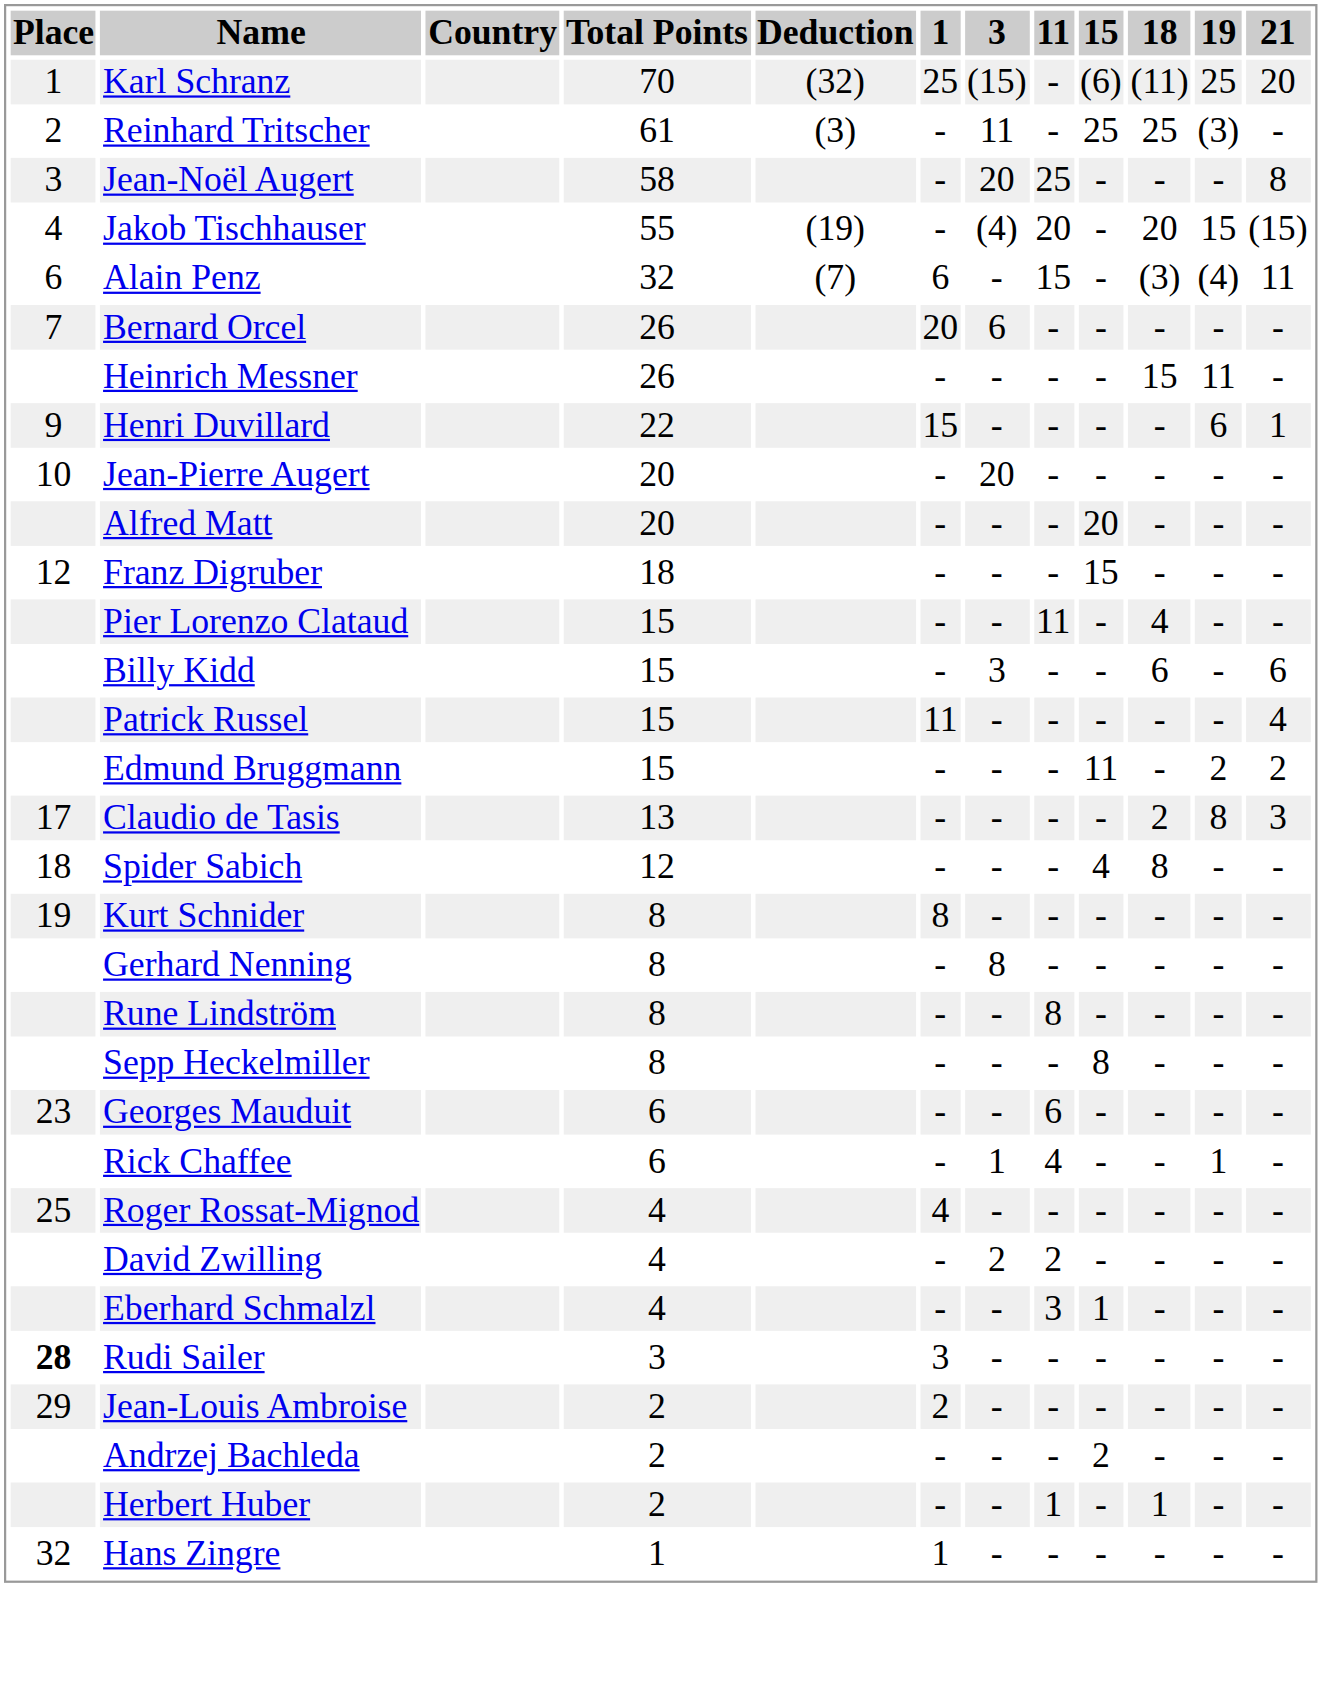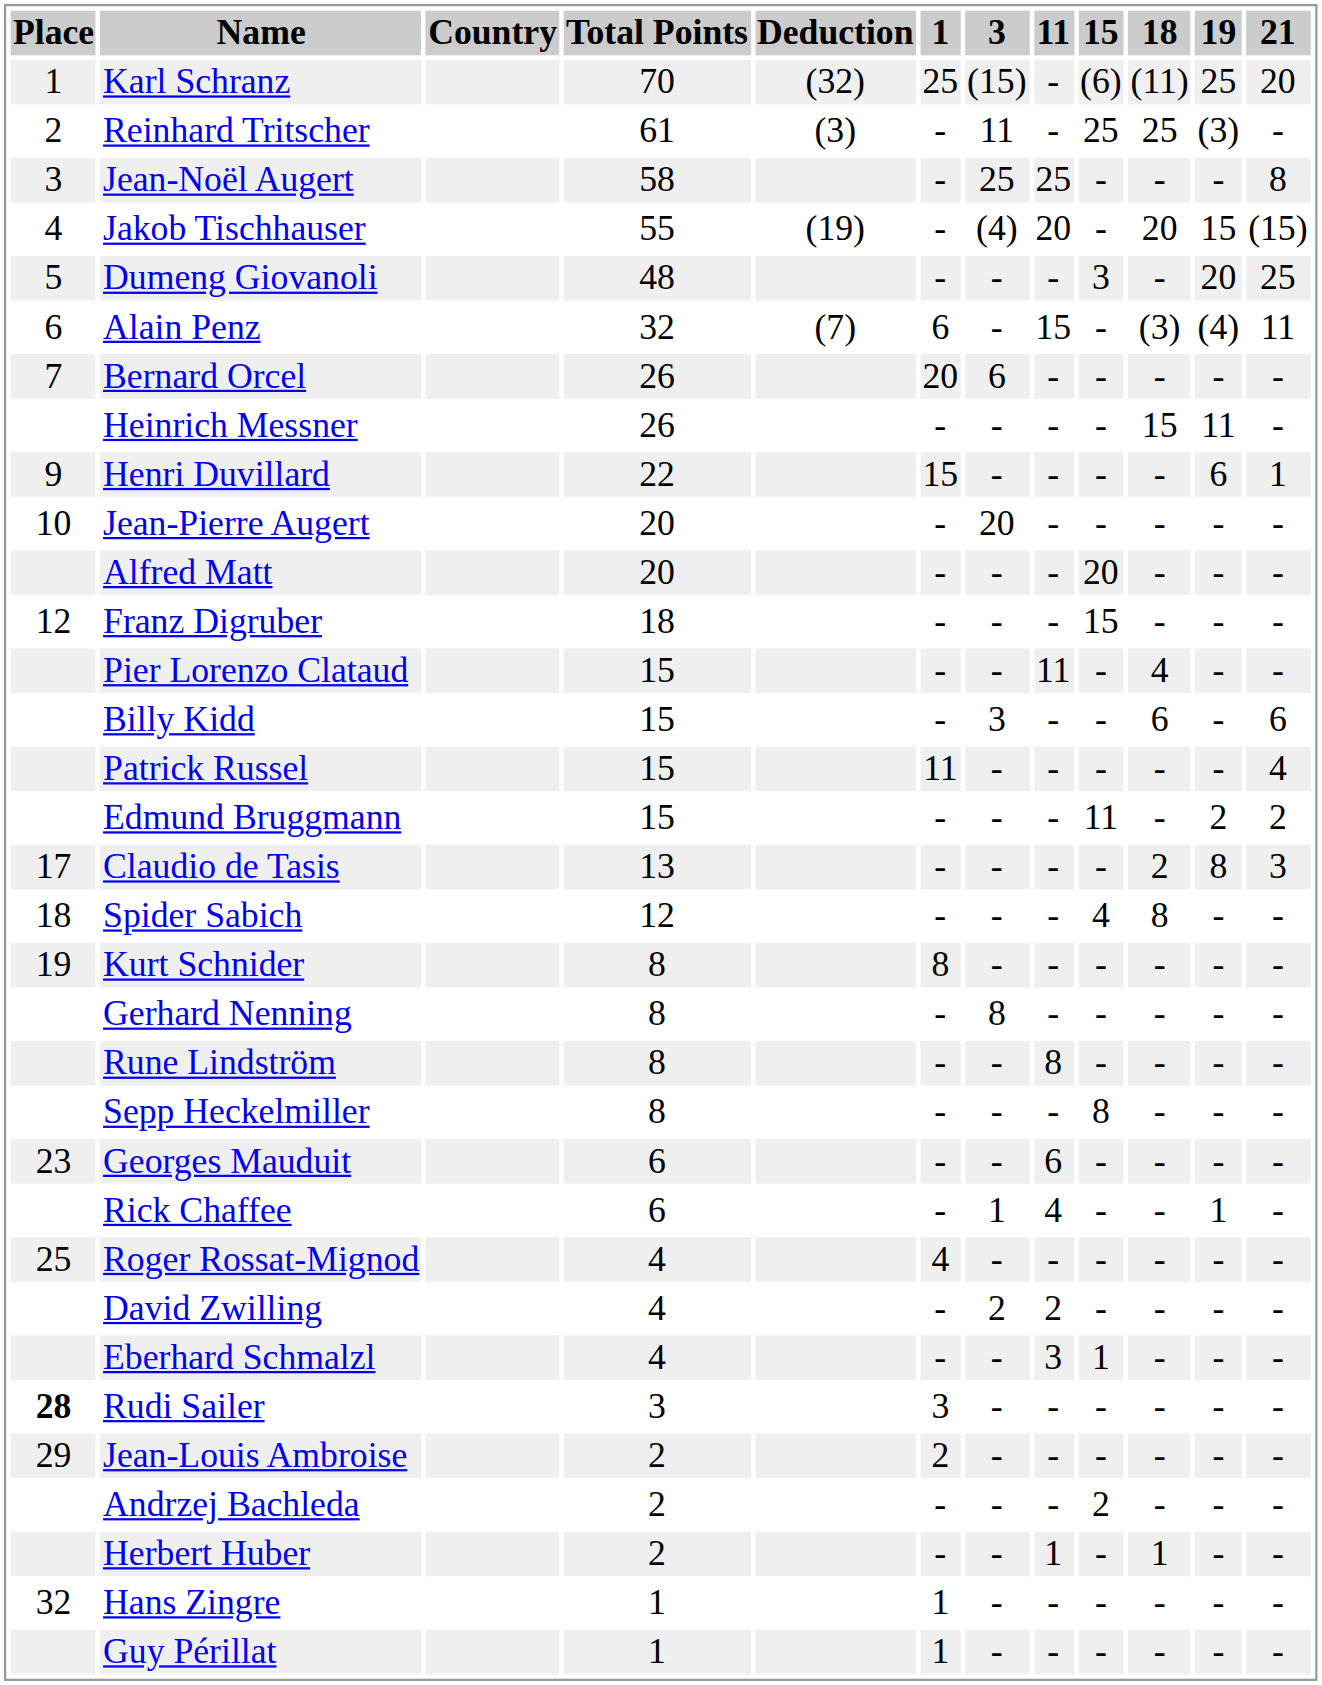(997, 179) 20 -> (997, 179) 25
+ row: (240, 277)
+ row: (190, 1651)
